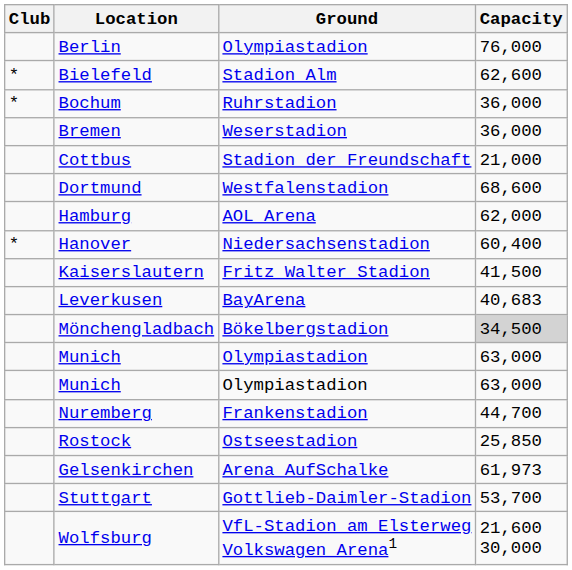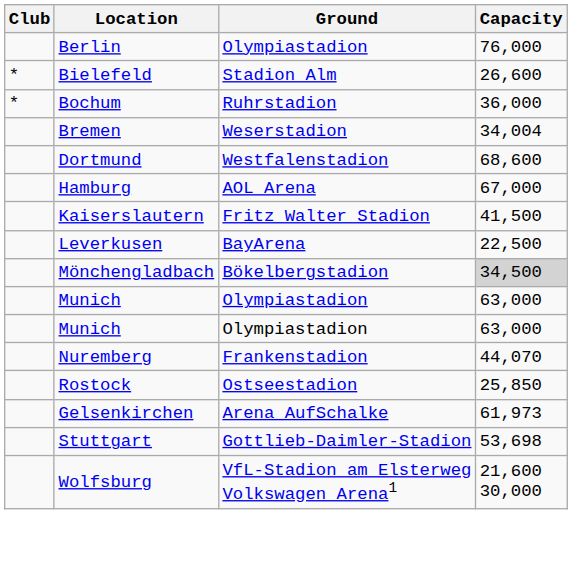(511, 75) 62,600 -> (511, 75) 26,600
(511, 131) 36,000 -> (511, 131) 34,004
- row: (95, 160)
(511, 216) 62,000 -> (511, 188) 67,000
- row: (95, 244)
(511, 301) 40,683 -> (511, 244) 22,500
(511, 413) 44,700 -> (511, 357) 44,070
(511, 498) 53,700 -> (511, 441) 53,698
